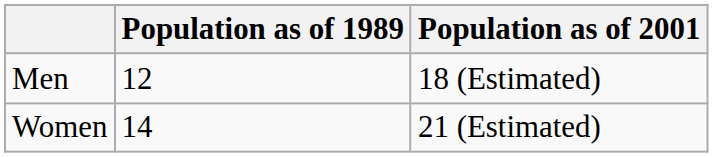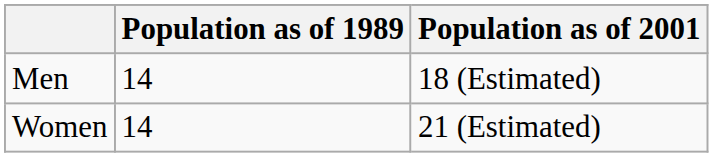(137, 77) 12 -> (137, 77) 14
